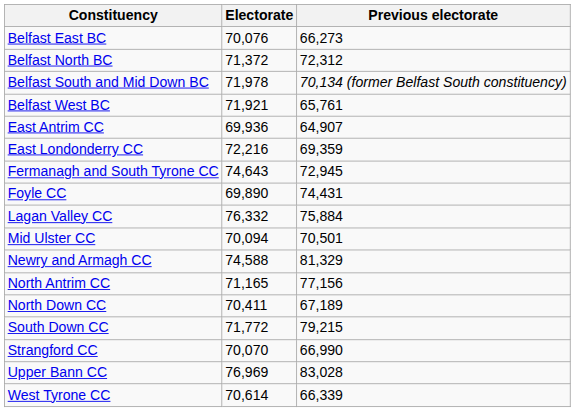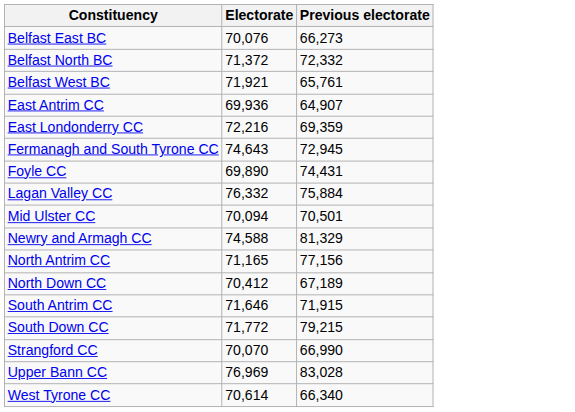(321, 60) 72,312 -> (321, 60) 72,332
- row: (108, 82)
(246, 305) 70,411 -> (247, 283) 70,412
+ row: (60, 305)
(321, 395) 66,339 -> (321, 395) 66,340
